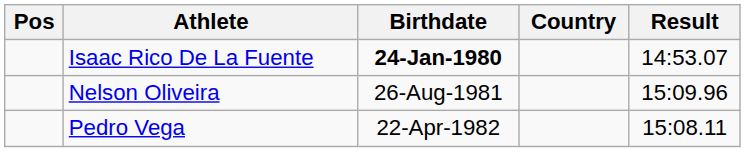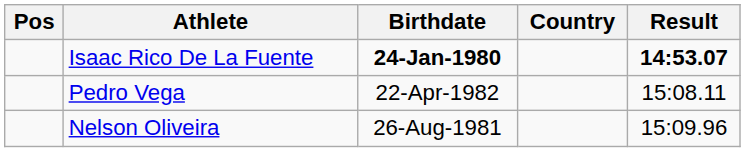(685, 57) normal -> (684, 57) bold
rows swapped: (127, 127) <-> (144, 92)
